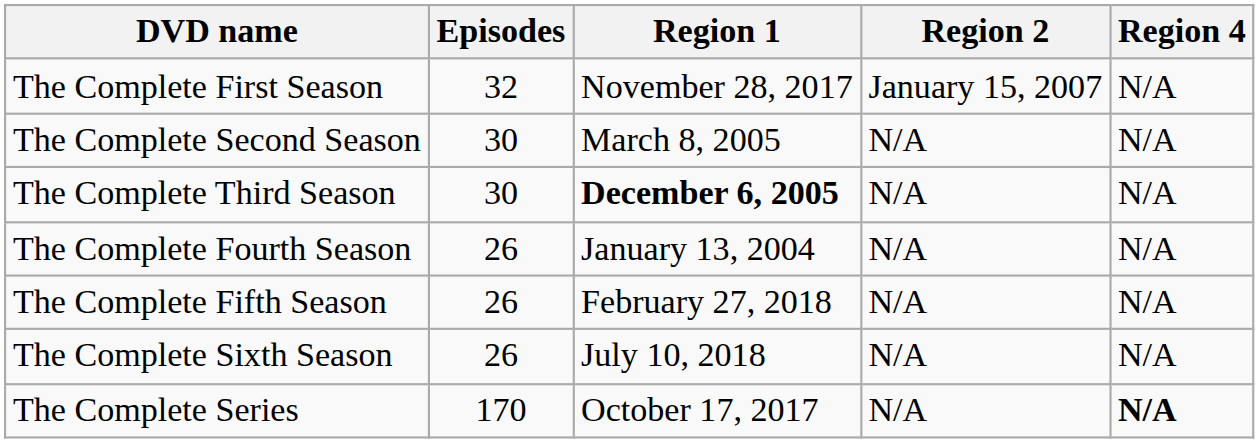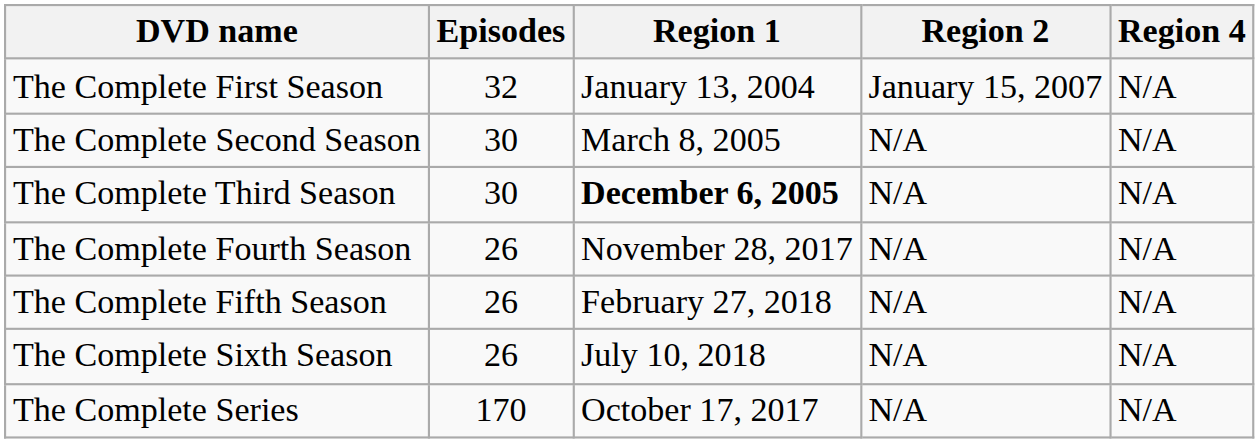(717, 85) November 28, 2017 -> (698, 85) January 13, 2004
(698, 247) January 13, 2004 -> (717, 247) November 28, 2017
(1147, 409) bold -> (1147, 409) normal
